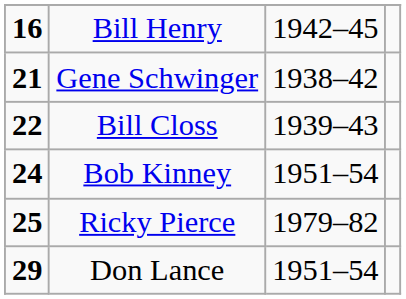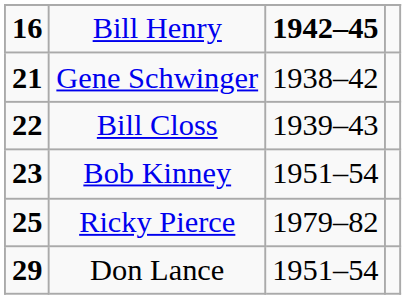(325, 28) normal -> (325, 28) bold
(27, 173) 24 -> (27, 173) 23
